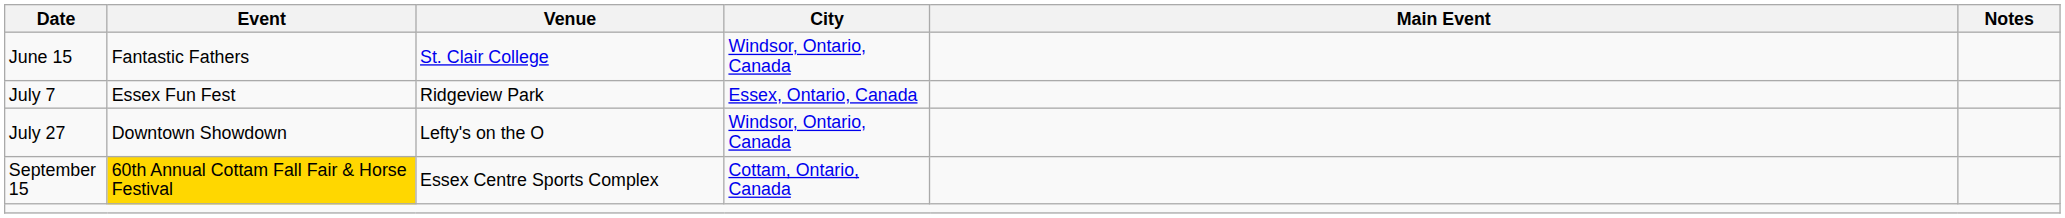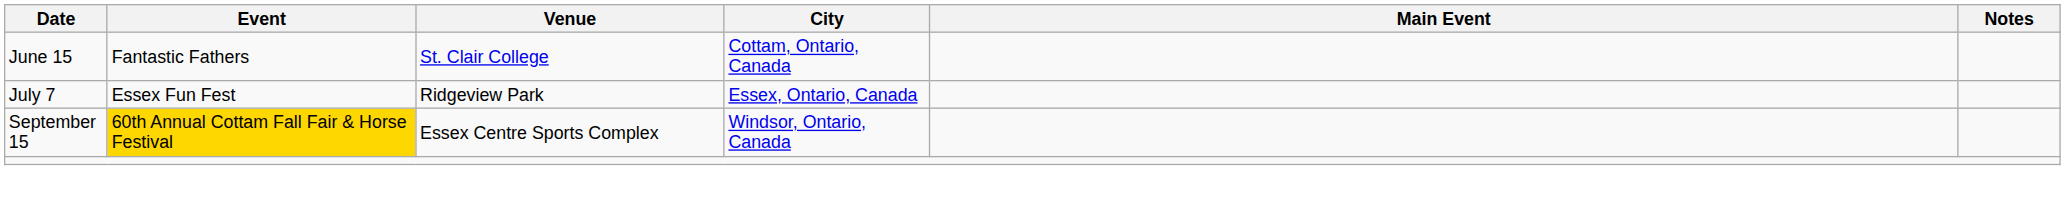(797, 56) Windsor, Ontario, Canada -> (794, 56) Cottam, Ontario, Canada
- row: (37, 132)
(794, 180) Cottam, Ontario, Canada -> (797, 132) Windsor, Ontario, Canada
